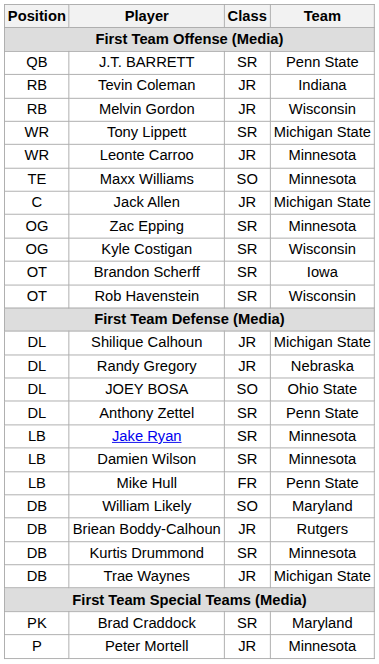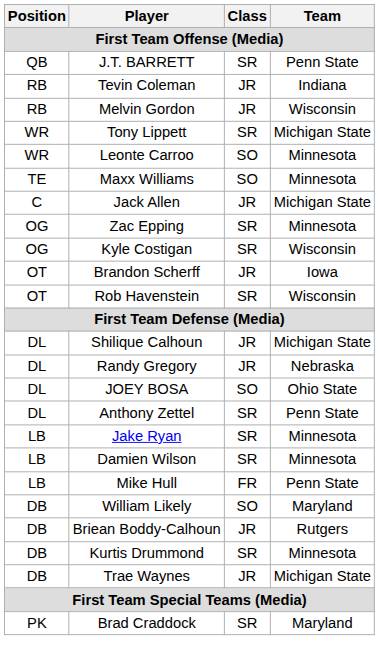(247, 156) JR -> (247, 156) SO
(247, 272) SR -> (247, 272) JR
- row: (147, 646)
